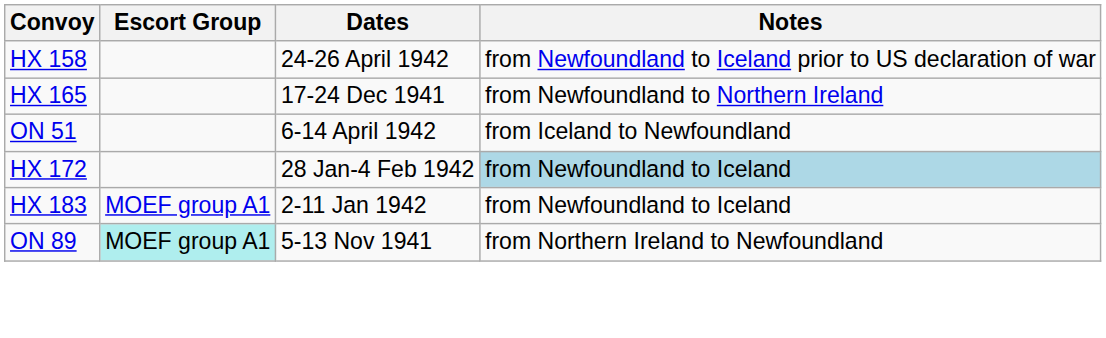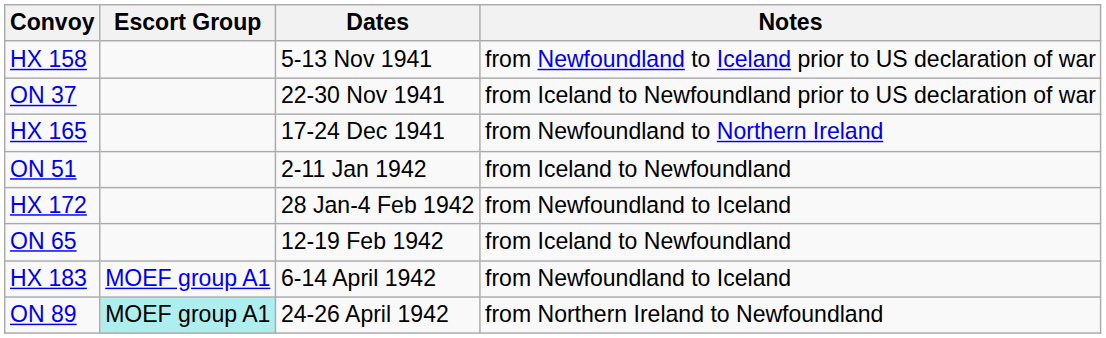(365, 59) 24-26 April 1942 -> (357, 59) 5-13 Nov 1941
+ row: (43, 95)
(358, 132) 6-14 April 1942 -> (354, 168) 2-11 Jan 1942
(638, 168) lightblue background -> (638, 205) no background
+ row: (43, 242)
(354, 205) 2-11 Jan 1942 -> (358, 278) 6-14 April 1942
(357, 242) 5-13 Nov 1941 -> (365, 315) 24-26 April 1942
